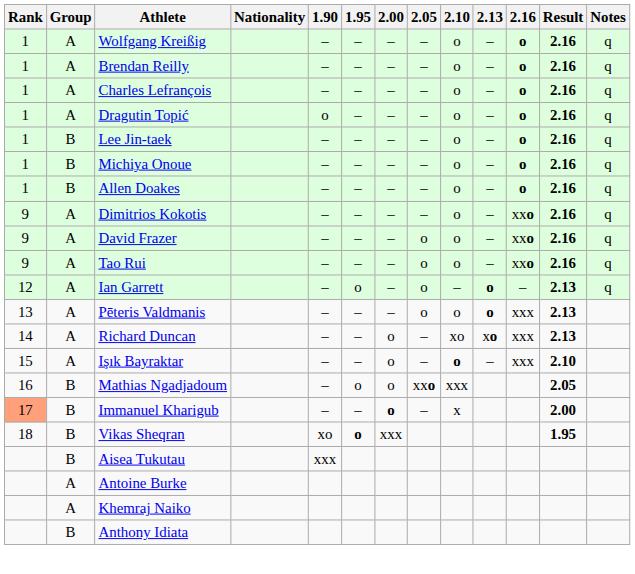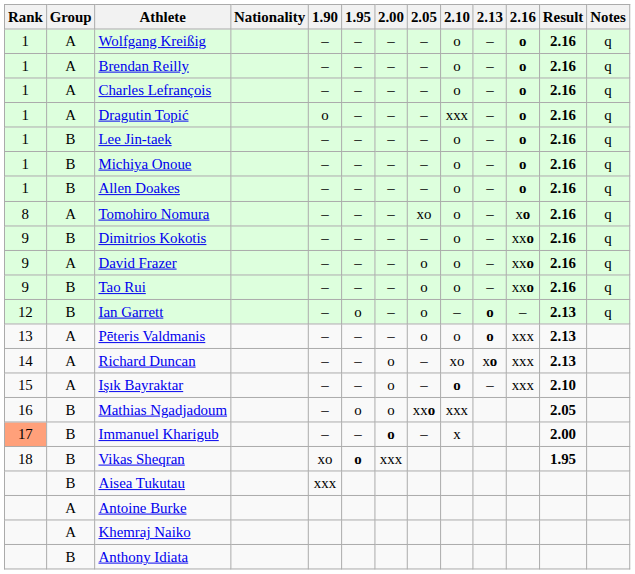(457, 115) o -> (457, 115) xxx
+ row: (154, 213)
(71, 213) A -> (71, 238) B
(71, 262) A -> (71, 287) B
(71, 287) A -> (71, 311) B
